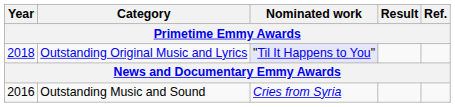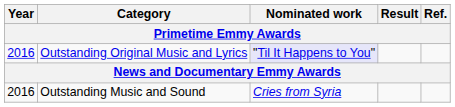(21, 53) 2018 -> (21, 53) 2016
